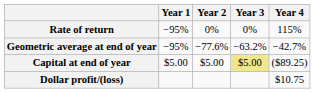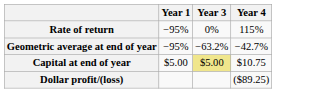- column: (212, 12)
(289, 63) ($89.25) -> (251, 63) $10.75
(289, 79) $10.75 -> (251, 79) ($89.25)
